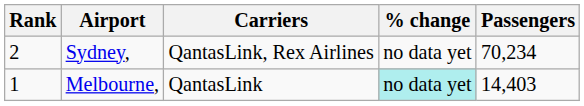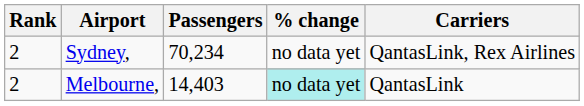columns swapped: (528, 20) <-> (271, 20)
(14, 84) 1 -> (14, 84) 2
